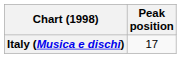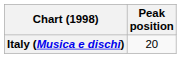(152, 44) 17 -> (152, 44) 20
